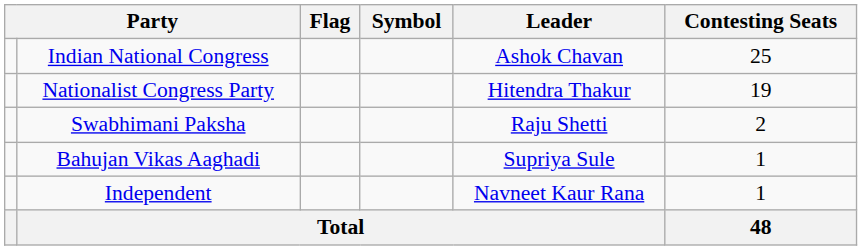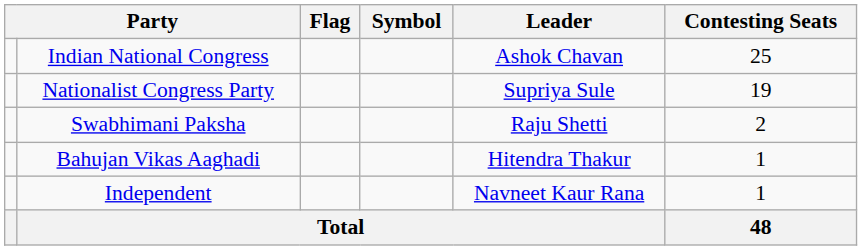(559, 90) Hitendra Thakur -> (559, 90) Supriya Sule
(559, 158) Supriya Sule -> (559, 158) Hitendra Thakur
